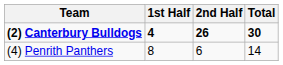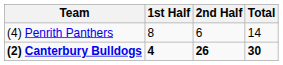rows swapped: (75, 32) <-> (60, 51)
